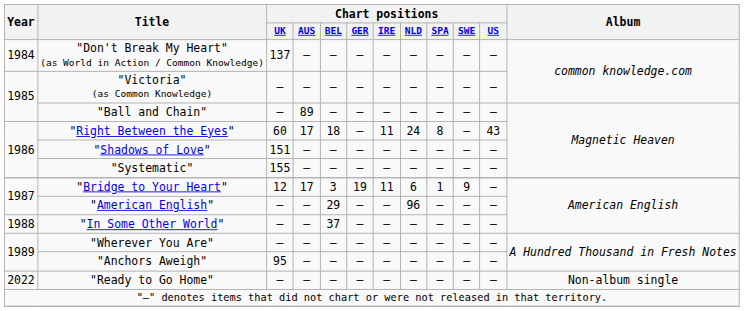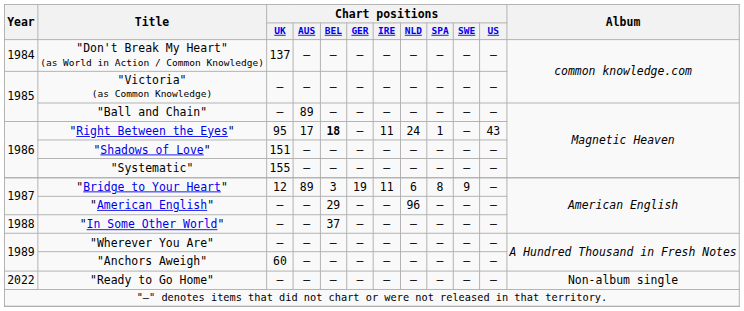(280, 131) 60 -> (280, 131) 95
(333, 131) normal -> (333, 131) bold
(440, 131) 8 -> (440, 131) 1
(307, 187) 17 -> (307, 187) 89
(440, 187) 1 -> (440, 187) 8
(280, 261) 95 -> (280, 261) 60
